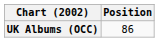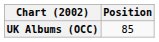(128, 29) 86 -> (128, 29) 85
